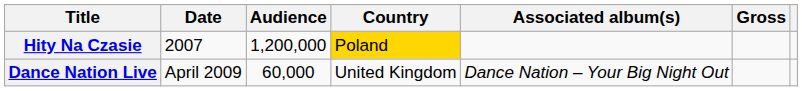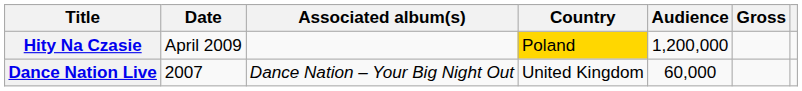columns swapped: (597, 18) <-> (288, 18)
(184, 45) 2007 -> (203, 45) April 2009
(203, 72) April 2009 -> (184, 72) 2007
